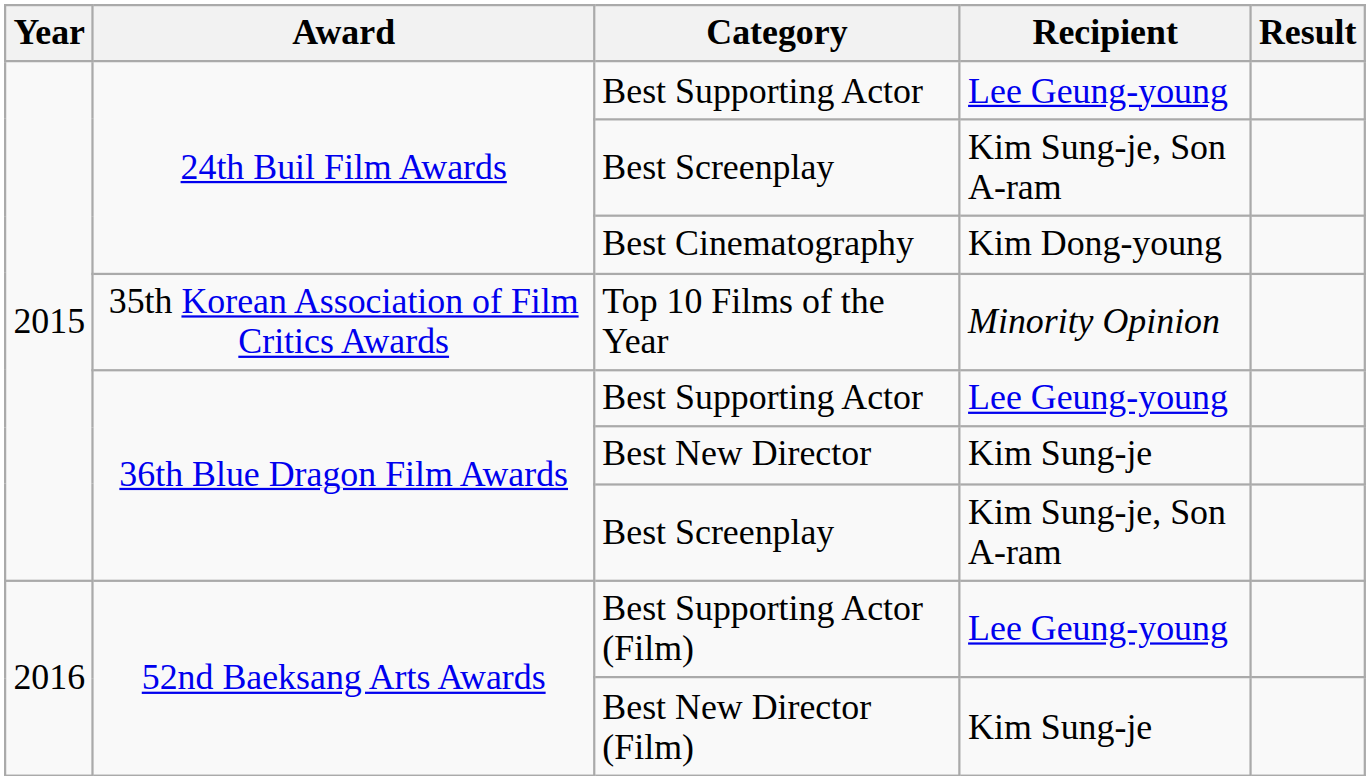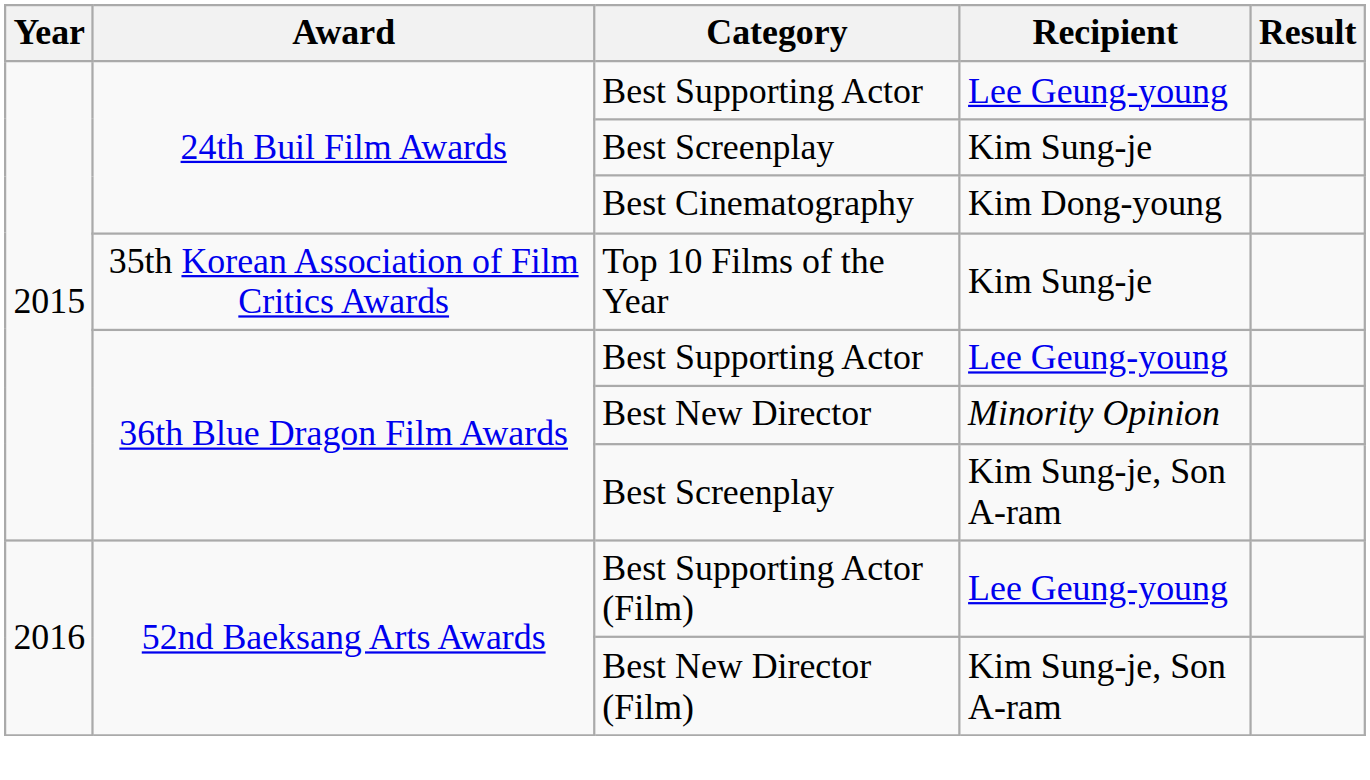(1097, 166) Kim Sung-je, Son A-ram -> (1060, 146) Kim Sung-je
(1094, 320) Minority Opinion -> (1060, 280) Kim Sung-je
(1060, 454) Kim Sung-je -> (1094, 414) Minority Opinion
(1060, 725) Kim Sung-je -> (1097, 685) Kim Sung-je, Son A-ram
